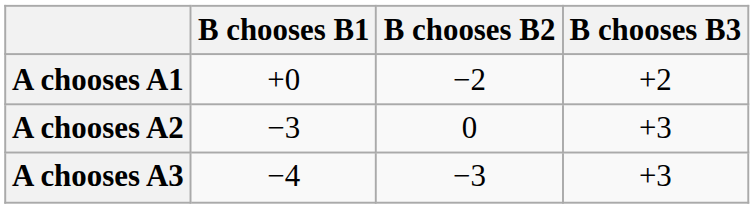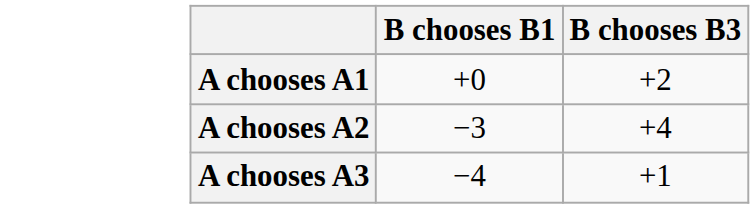- column: (470, 29)
(655, 127) +3 -> (655, 127) +4
(655, 176) +3 -> (655, 176) +1
